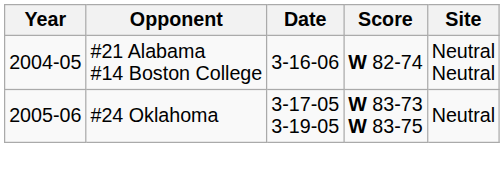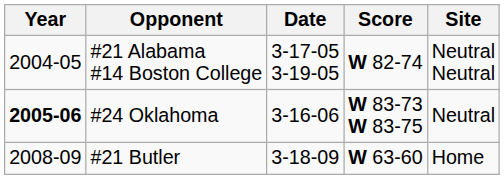(305, 62) 3-16-06 -> (305, 62) 3-17-05 3-19-05
(45, 115) normal -> (45, 115) bold
(305, 115) 3-17-05 3-19-05 -> (305, 115) 3-16-06
+ row: (135, 158)
